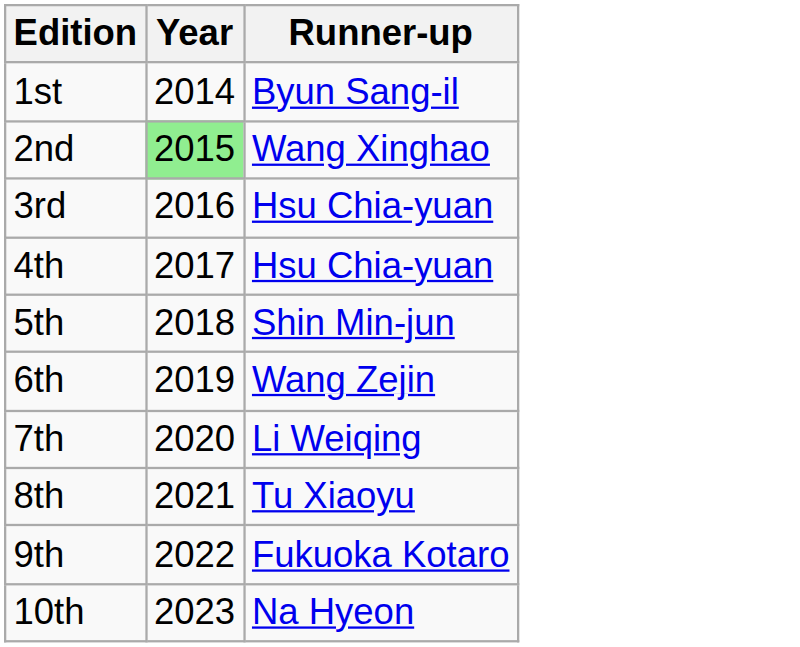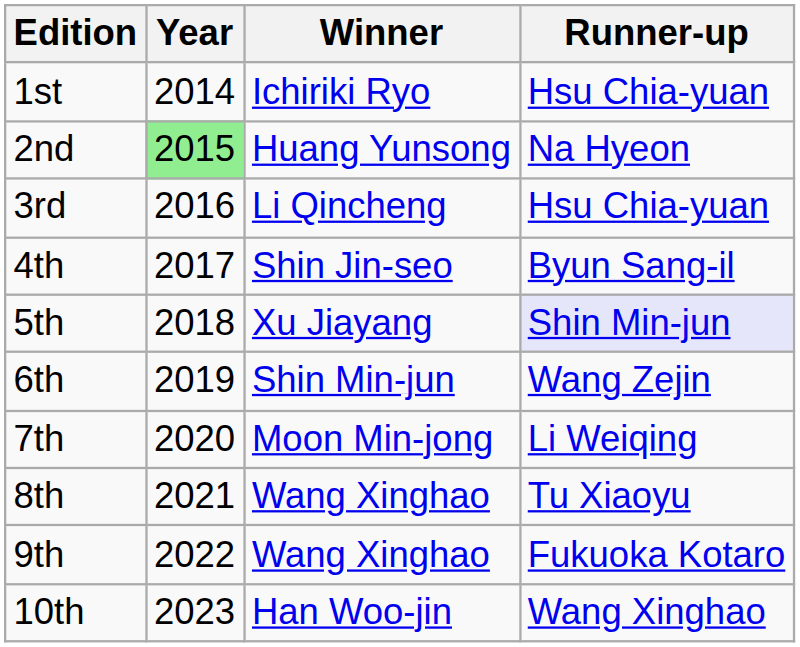+ column: (381, 33)
(355, 91) Byun Sang-il -> (648, 91) Hsu Chia-yuan
(371, 149) Wang Xinghao -> (609, 149) Na Hyeon
(373, 264) Hsu Chia-yuan -> (631, 264) Byun Sang-il
(353, 322) no background -> (629, 322) lavender background
(333, 611) Na Hyeon -> (647, 611) Wang Xinghao
